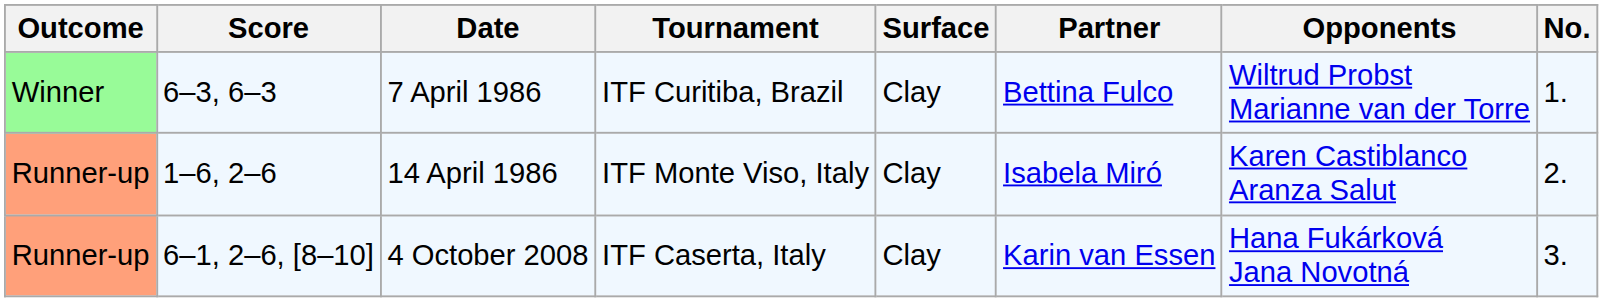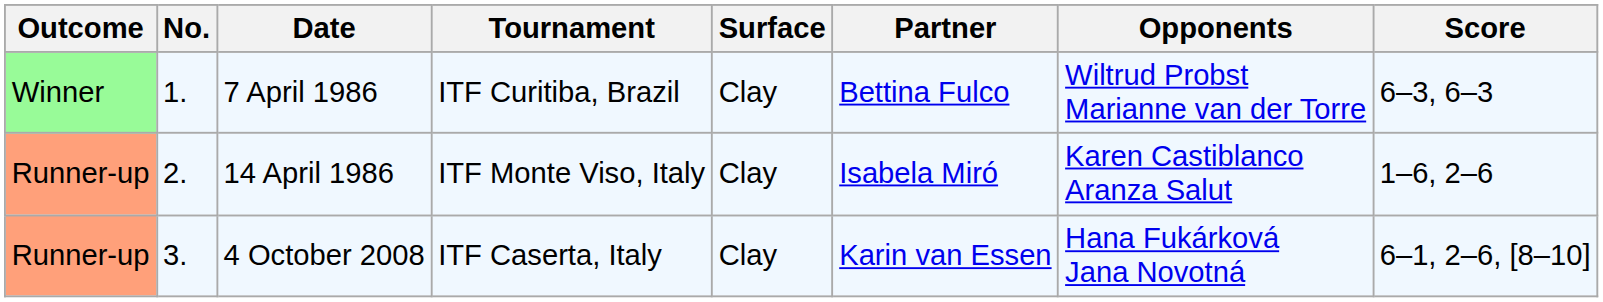columns swapped: (1567, 27) <-> (268, 27)
